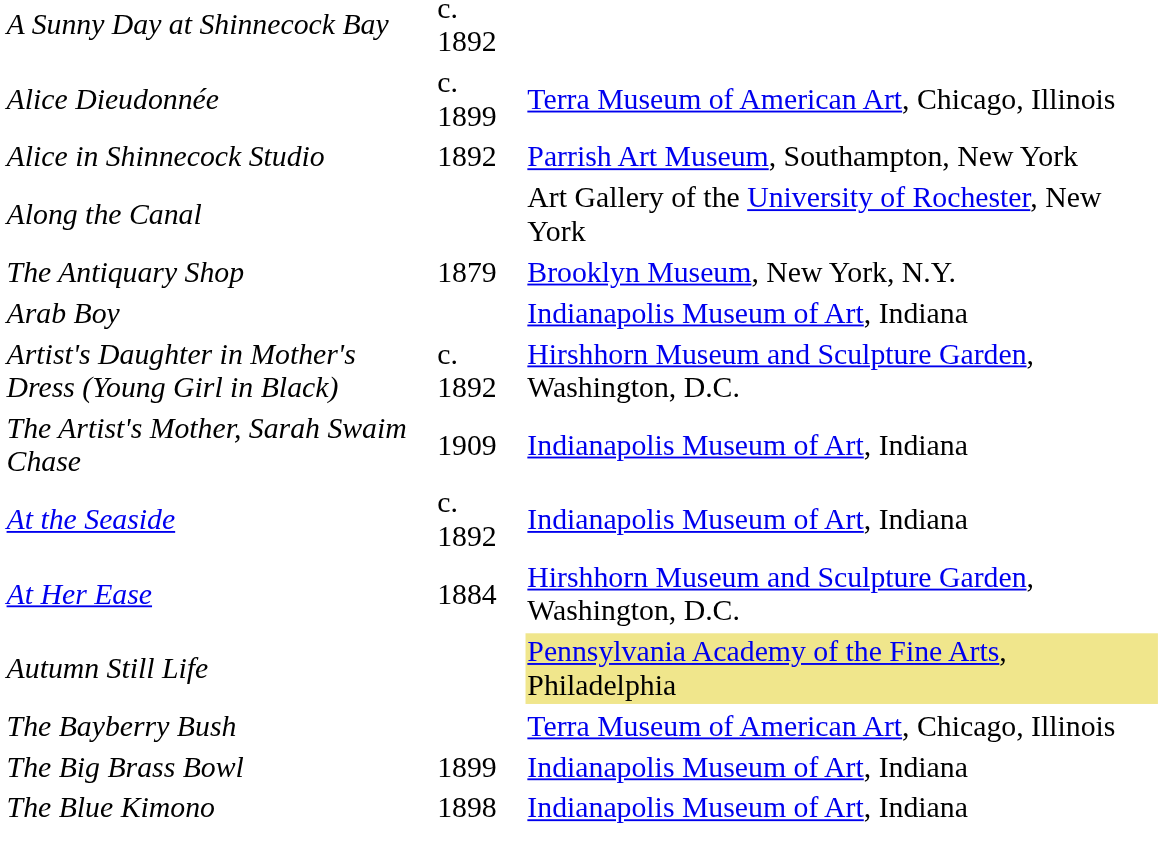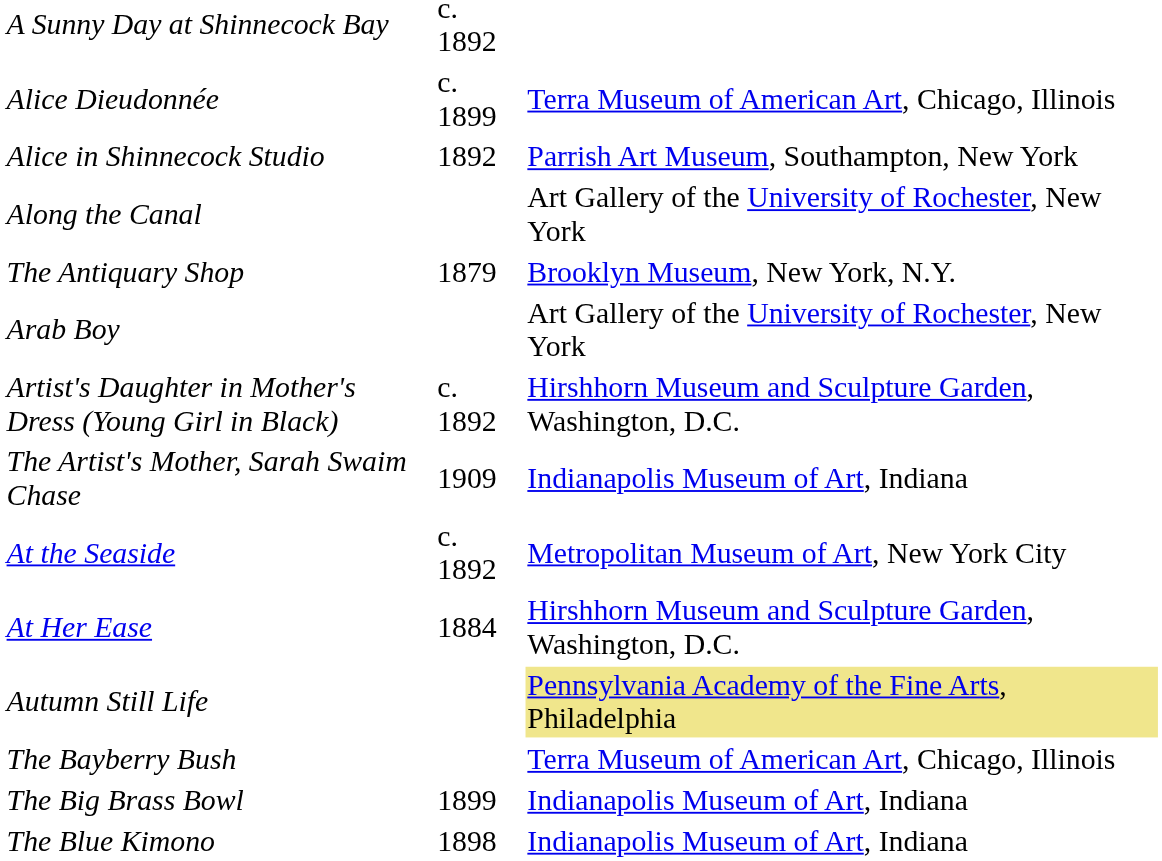(748, 312) Indianapolis Museum of Art, Indiana -> (814, 329) Art Gallery of the University of Rochester, New York
(748, 519) Indianapolis Museum of Art, Indiana -> (797, 552) Metropolitan Museum of Art, New York City
